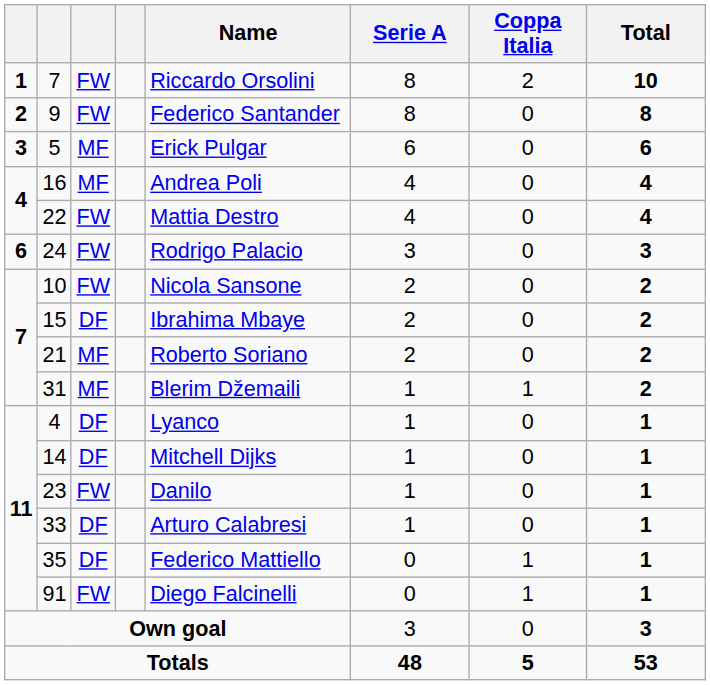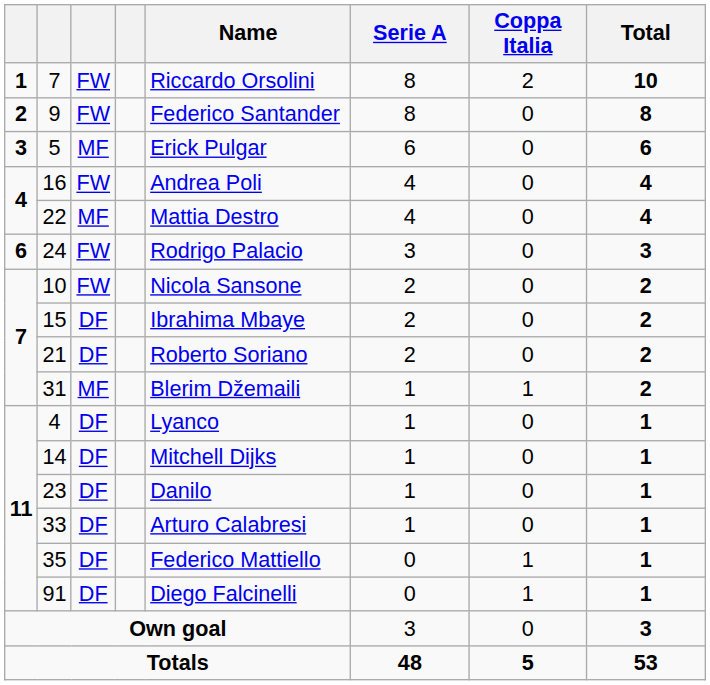(93, 182) MF -> (93, 182) FW
(93, 217) FW -> (93, 217) MF
(93, 354) MF -> (93, 354) DF
(93, 491) FW -> (93, 491) DF
(93, 594) FW -> (93, 594) DF
